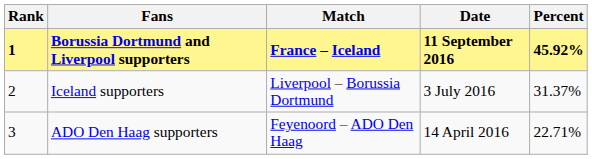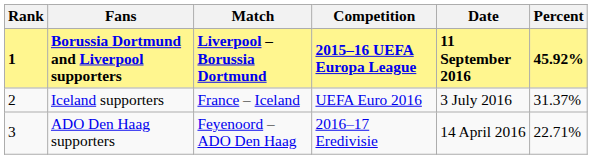+ column: (374, 16)
(325, 49) France – Iceland -> (235, 58) Liverpool – Borussia Dortmund
(335, 91) Liverpool – Borussia Dortmund -> (249, 99) France – Iceland
